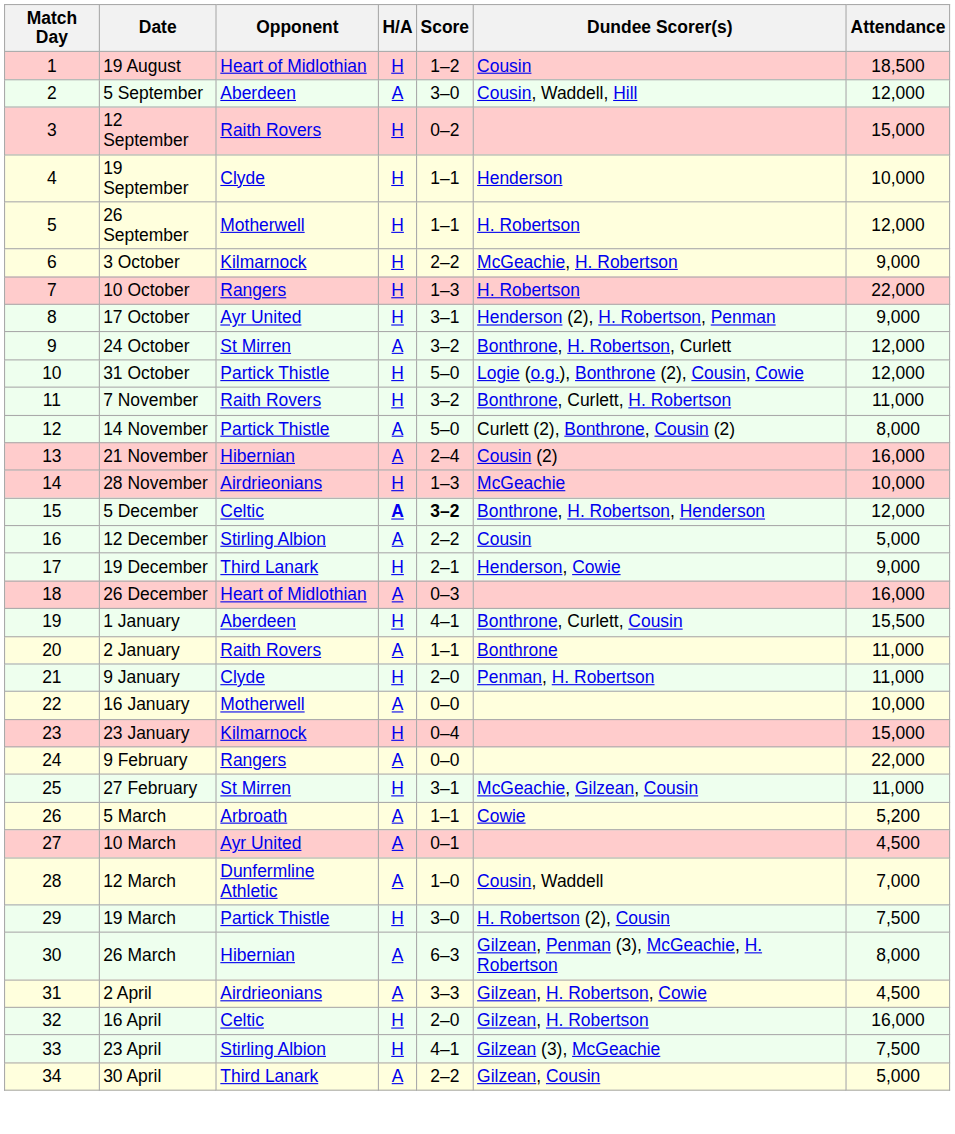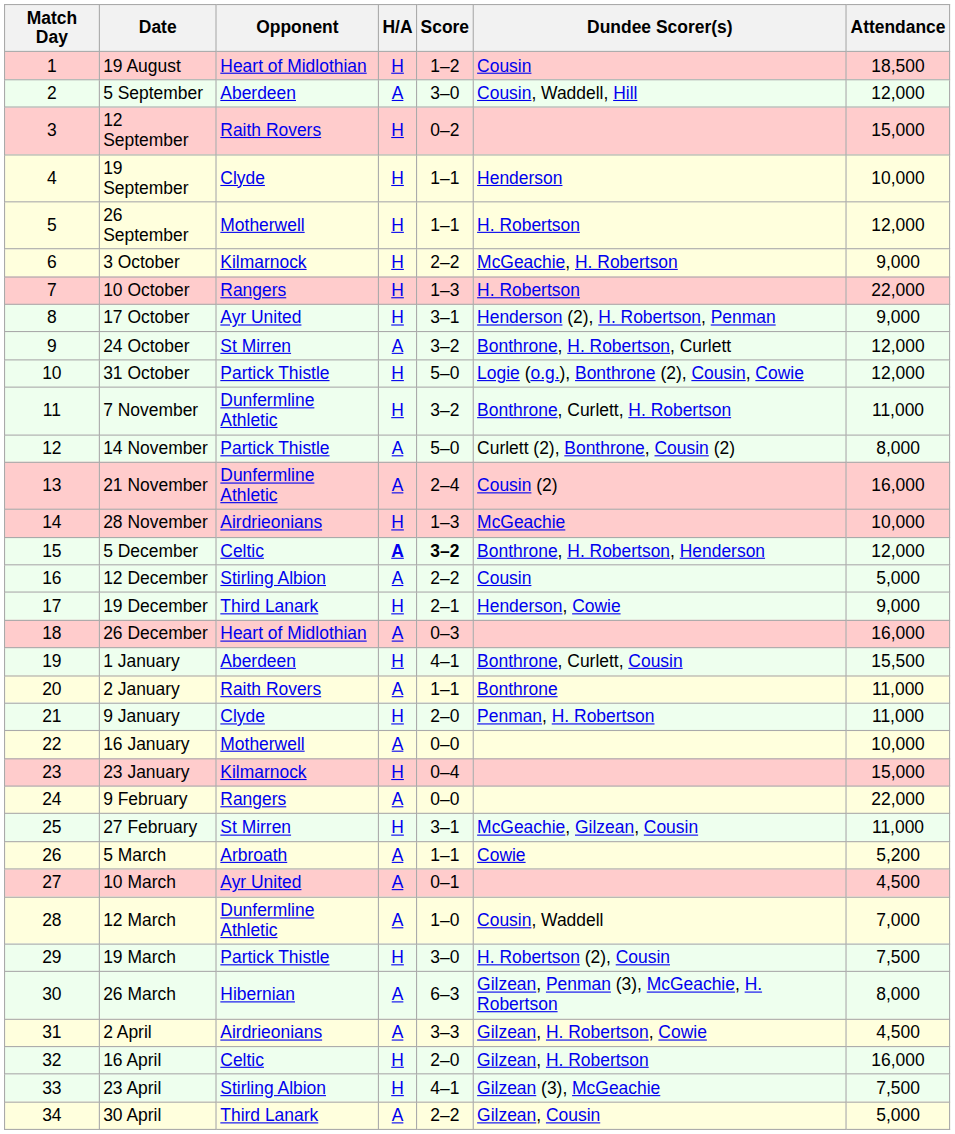(271, 401) Raith Rovers -> (267, 410) Dunfermline Athletic
(258, 456) Hibernian -> (267, 485) Dunfermline Athletic
